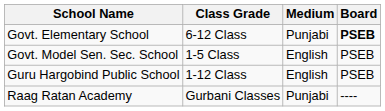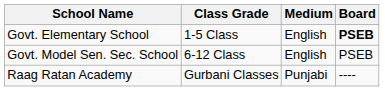(216, 34) 6-12 Class -> (211, 34) 1-5 Class
(307, 34) Punjabi -> (306, 34) English
(212, 55) 1-5 Class -> (215, 55) 6-12 Class
- row: (93, 75)
